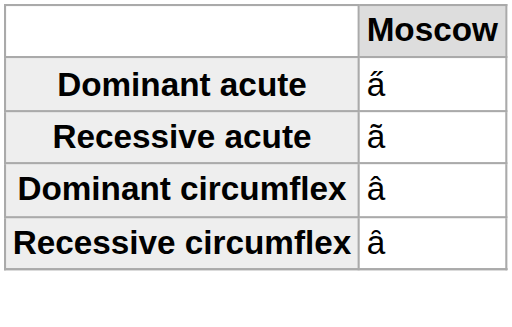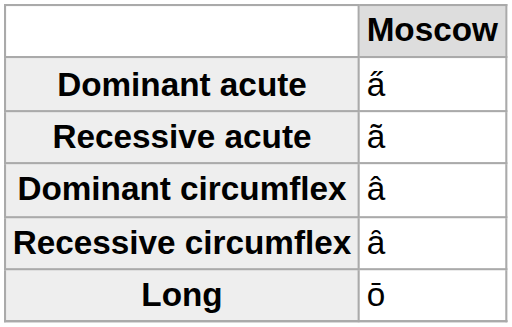+ row: (182, 294)
